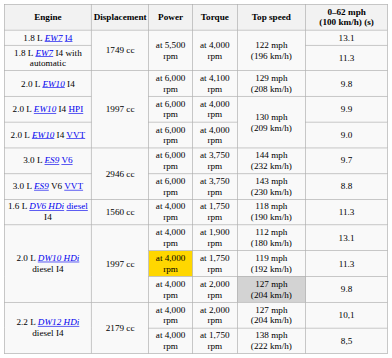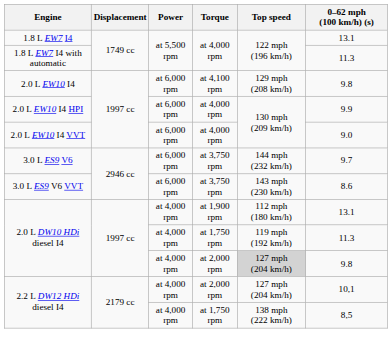(347, 186) 8.8 -> (347, 186) 8.6
- row: (48, 211)
(171, 263) gold background -> (171, 237) no background
